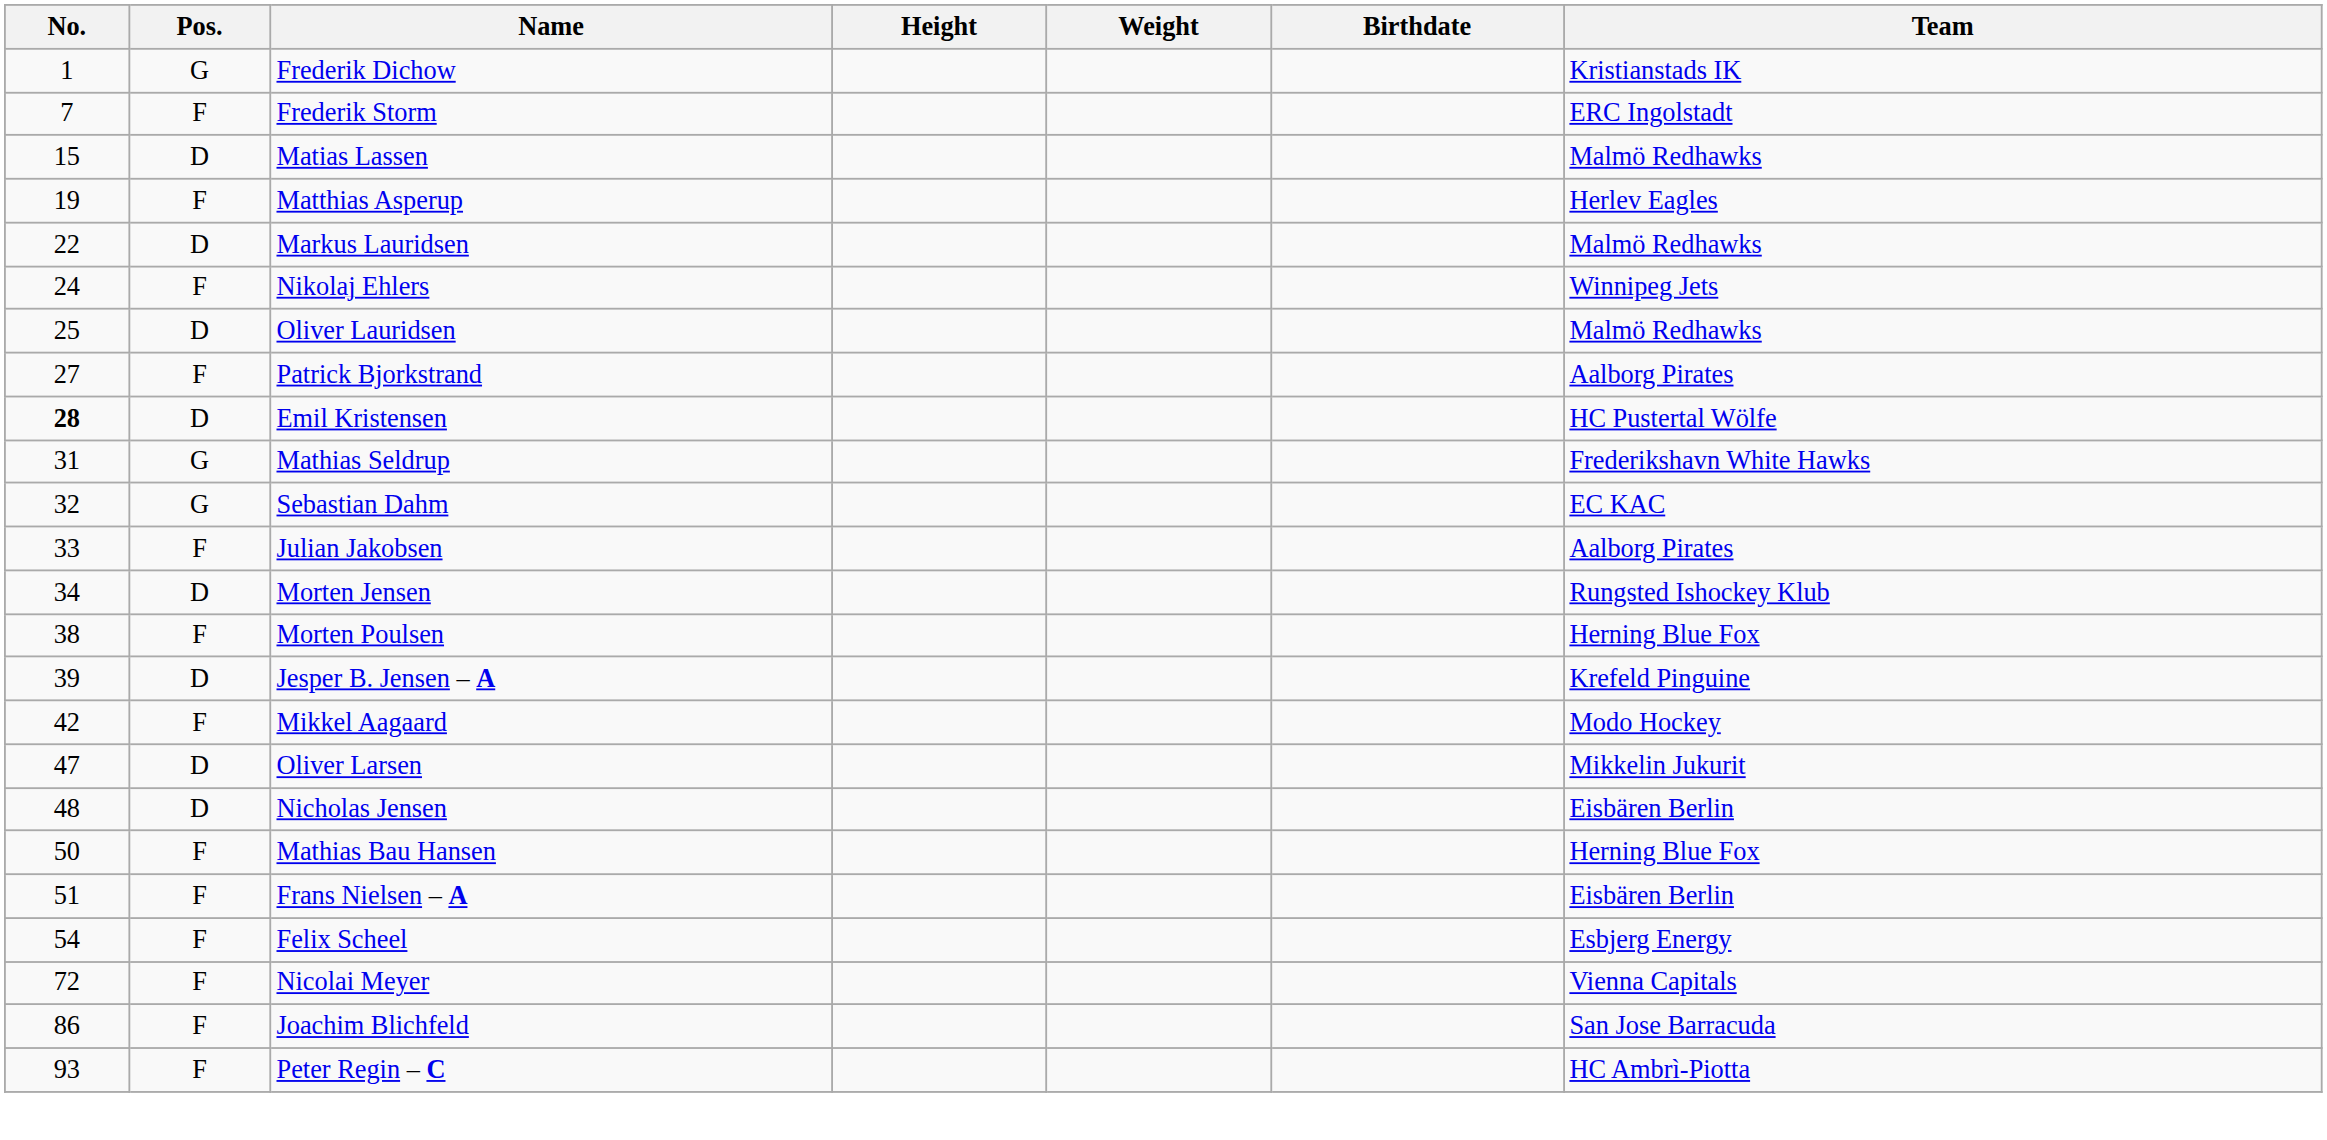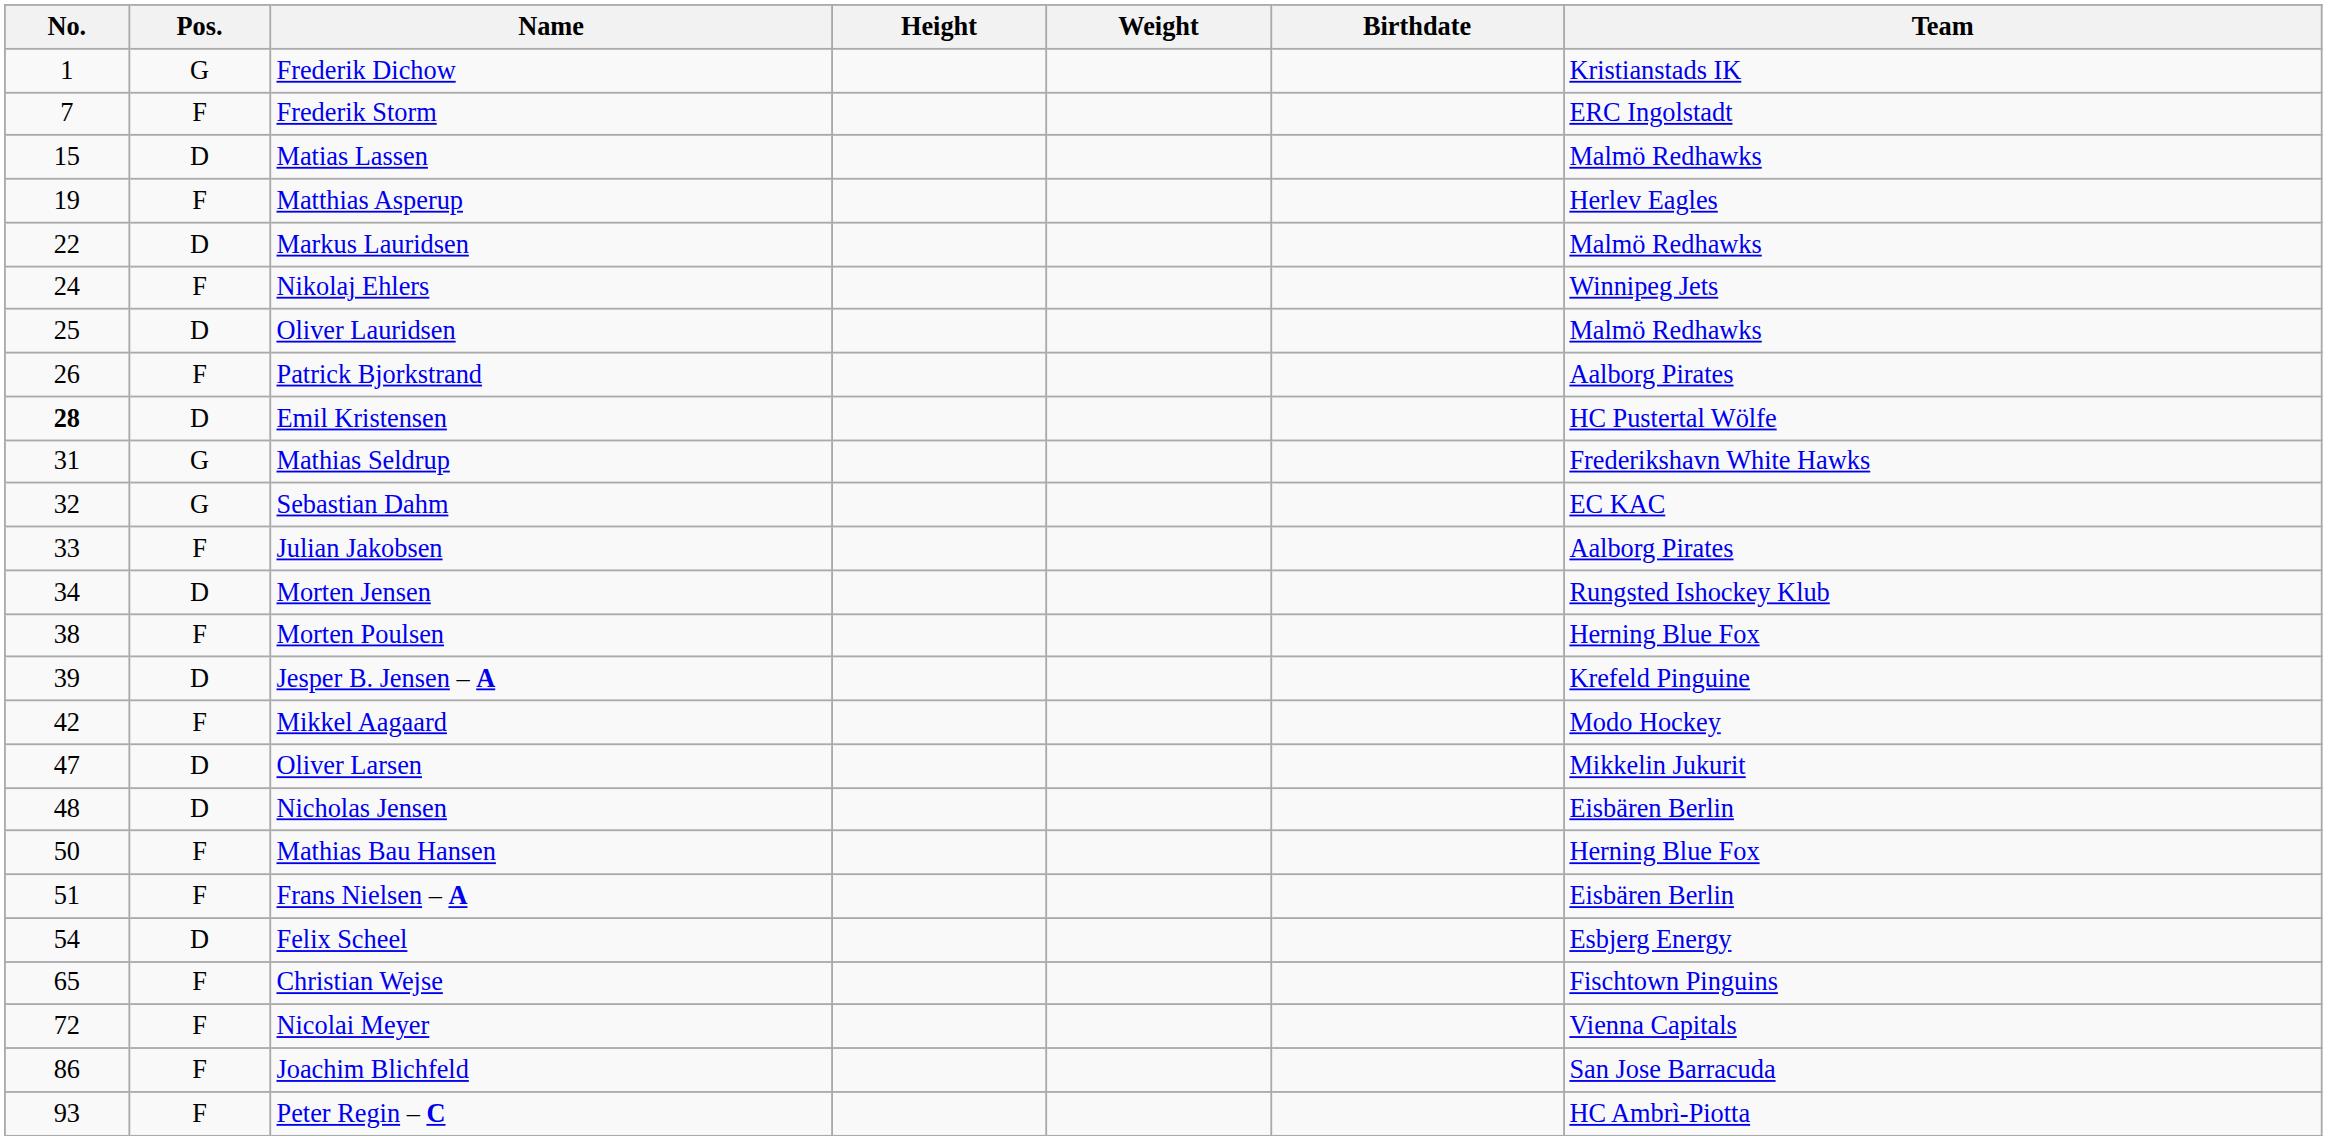(67, 374) 27 -> (67, 374) 26
(200, 939) F -> (200, 939) D
+ row: (360, 982)
